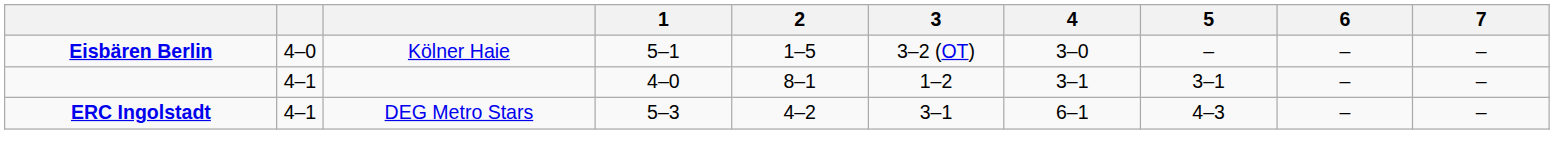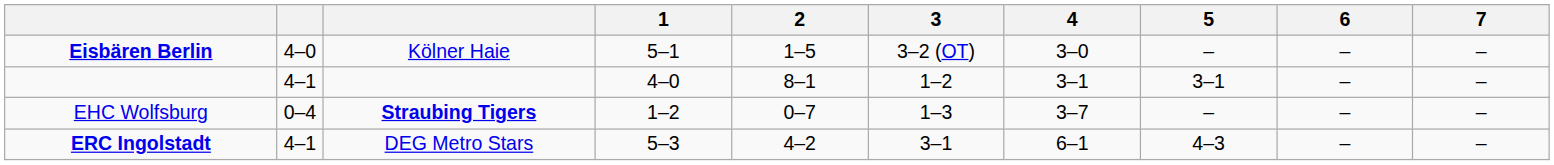+ row: (141, 112)
